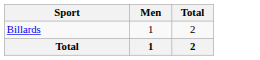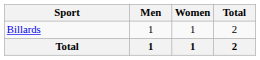+ column: (193, 13)
